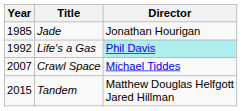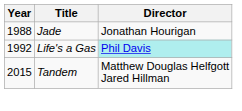(19, 31) 1985 -> (19, 31) 1988
- row: (69, 66)
